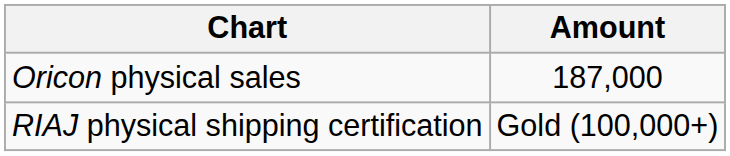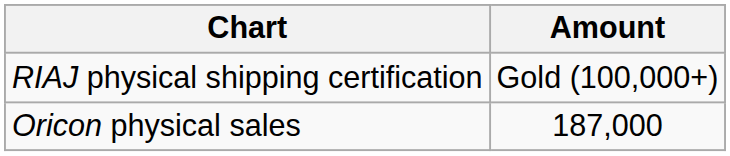rows swapped: (156, 77) <-> (247, 125)
